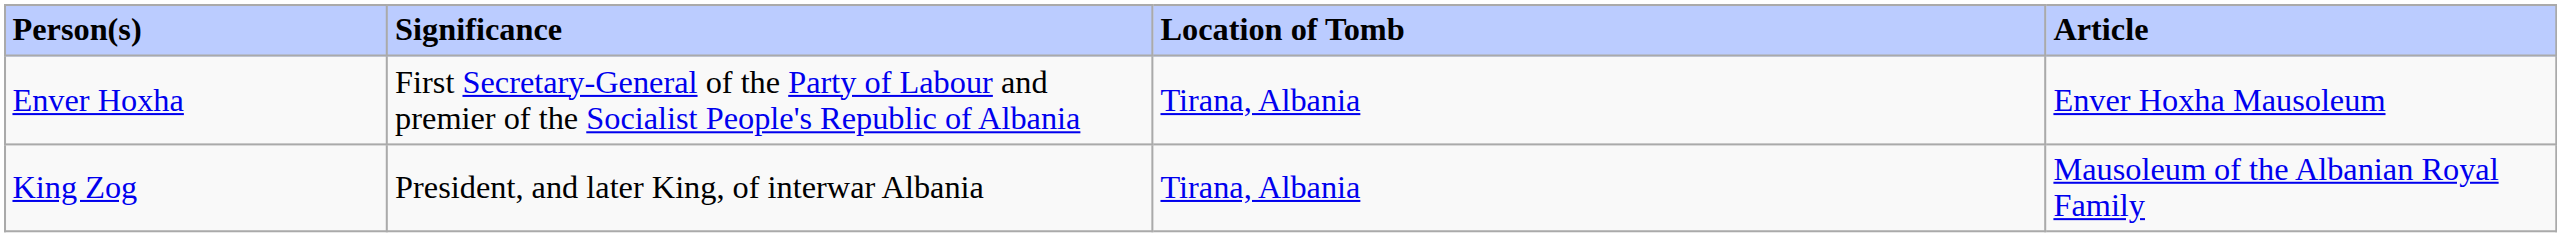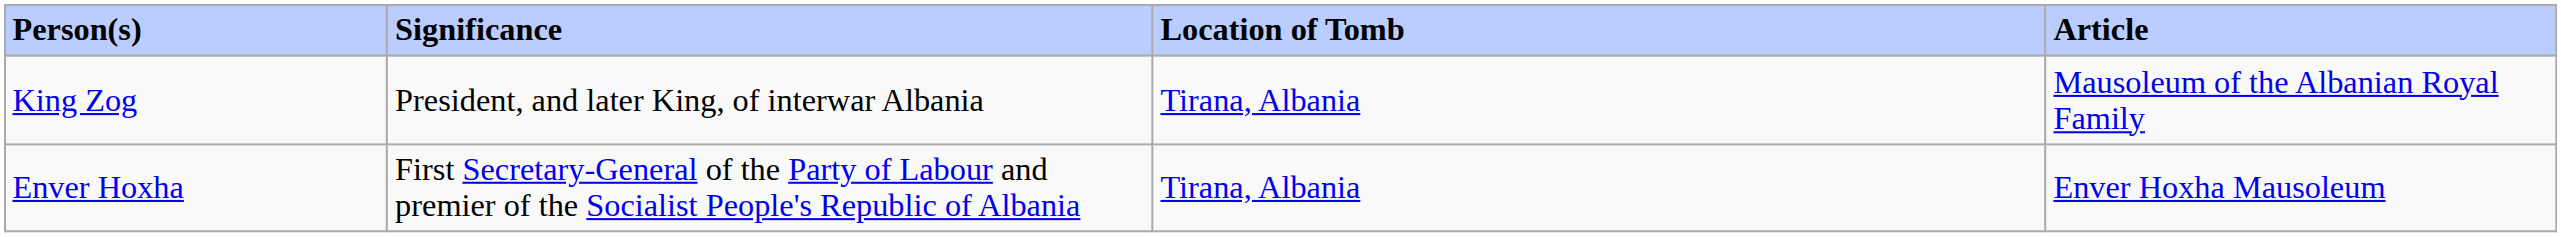rows swapped: (98, 99) <-> (75, 187)
